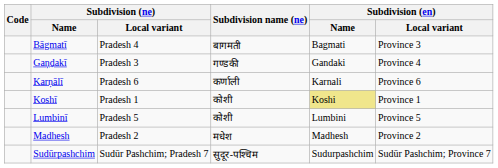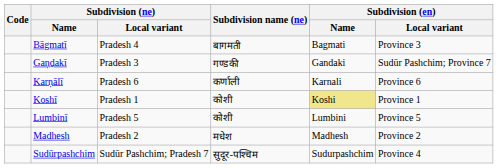(399, 63) Province 4 -> (434, 63) Sudūr Pashchim; Province 7
(434, 154) Sudūr Pashchim; Province 7 -> (399, 154) Province 4
